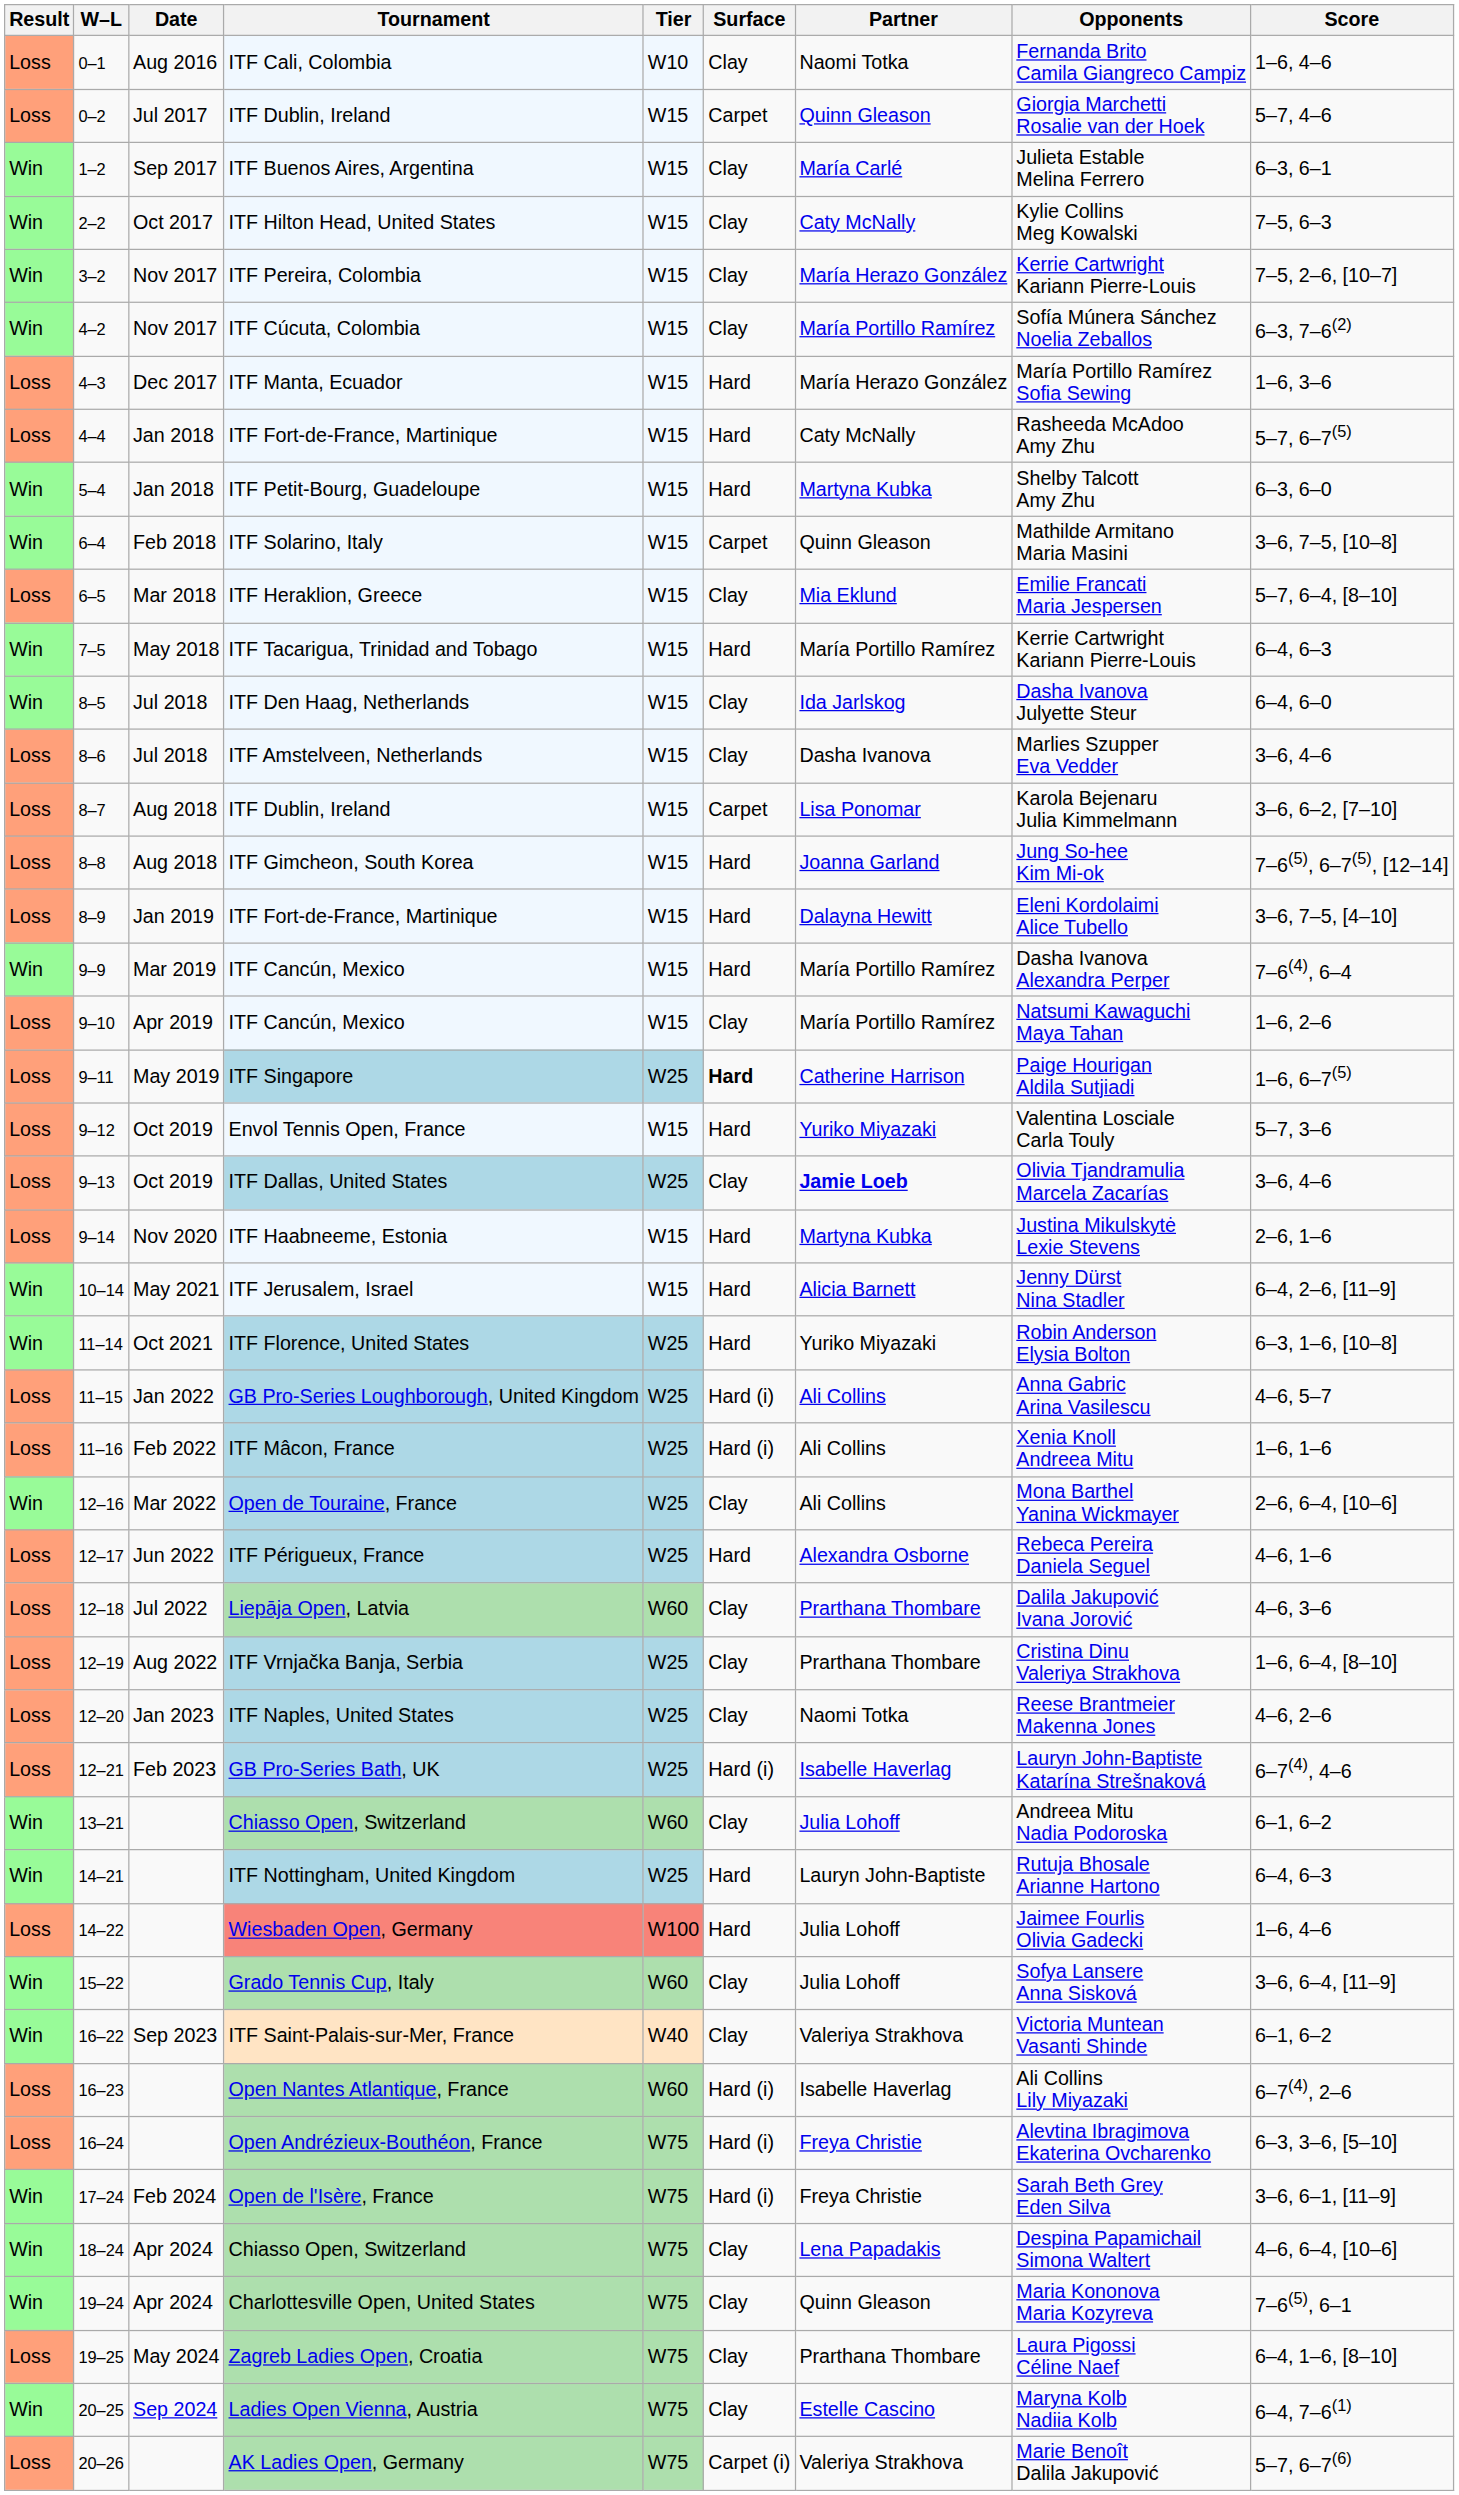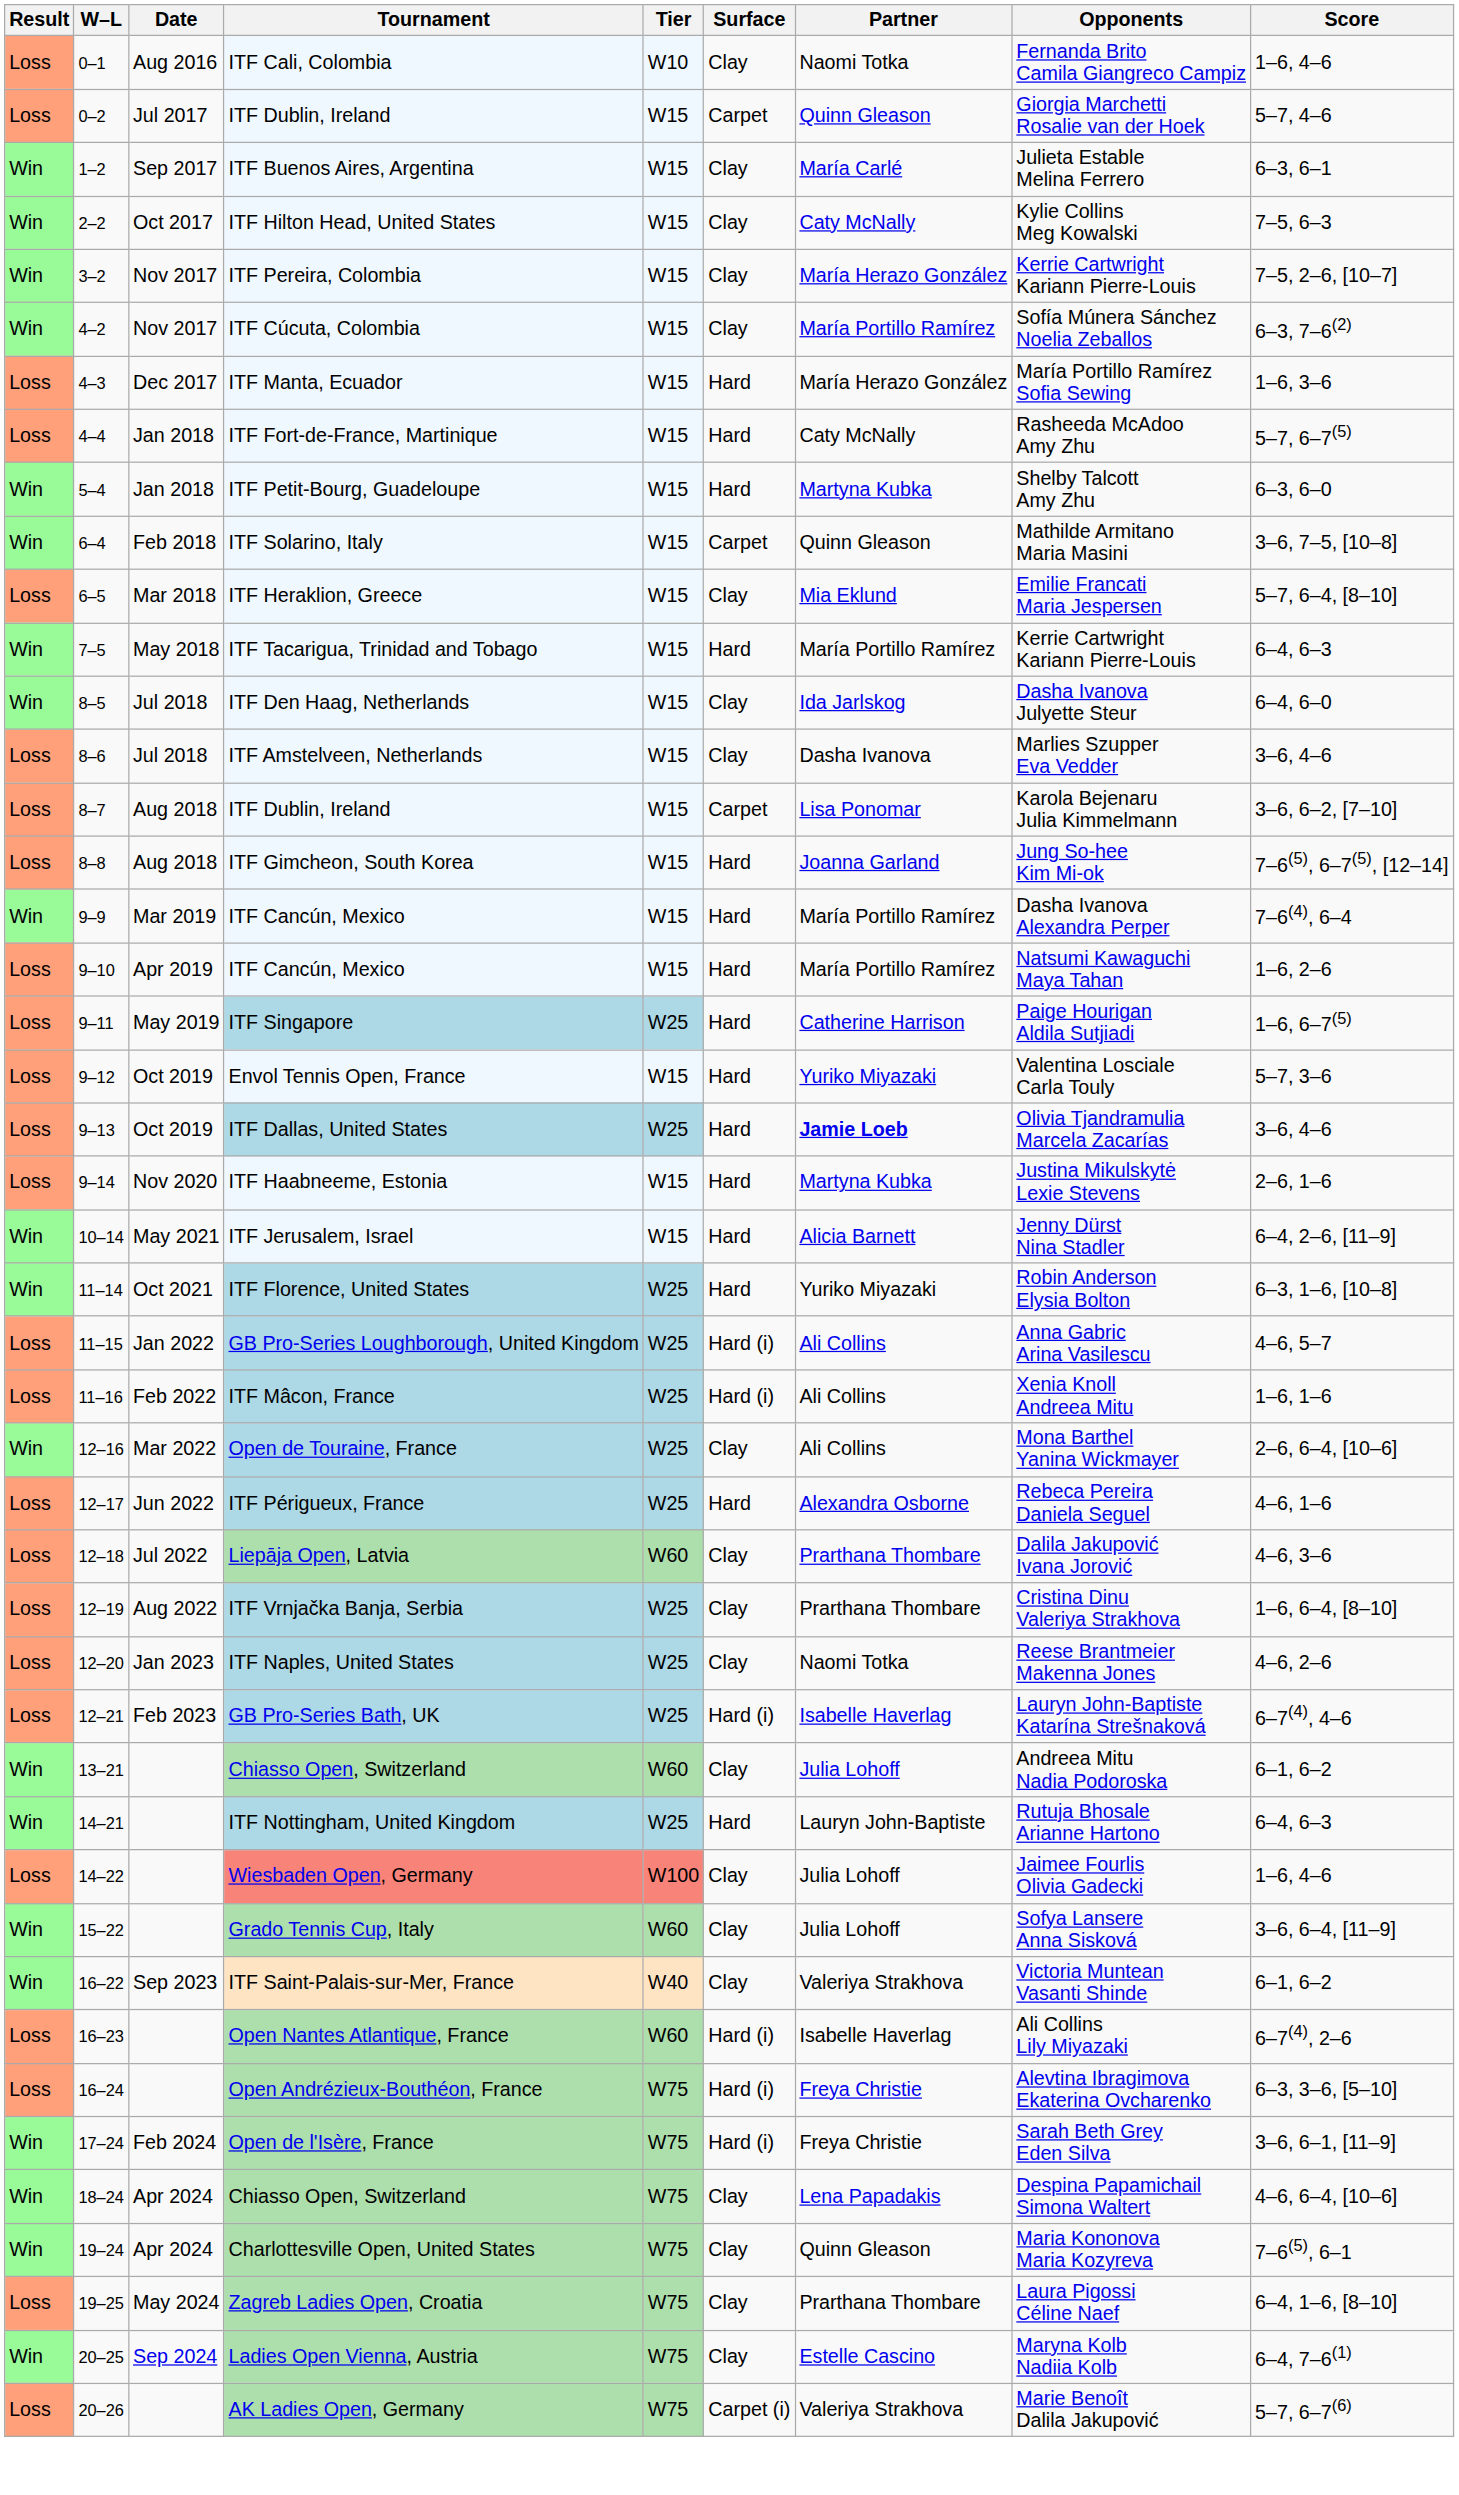- row: (92, 917)
(728, 1022) Clay -> (730, 969) Hard
(731, 1076) bold -> (730, 1022) normal
(728, 1182) Clay -> (730, 1129) Hard
(730, 1929) Hard -> (728, 1876) Clay
